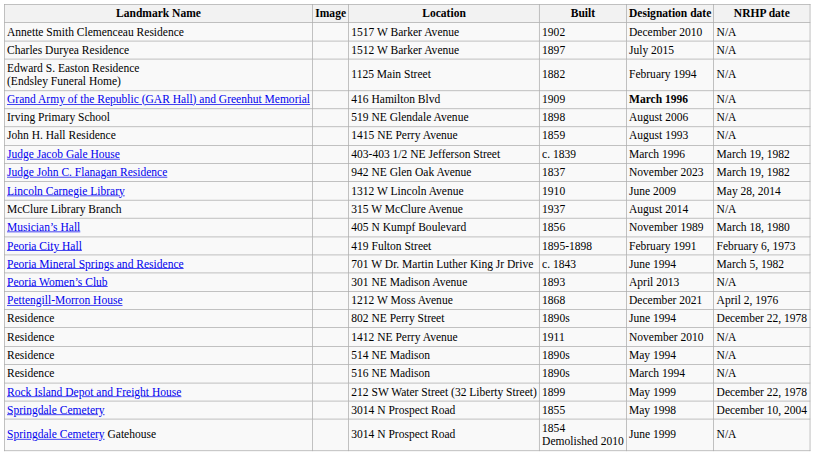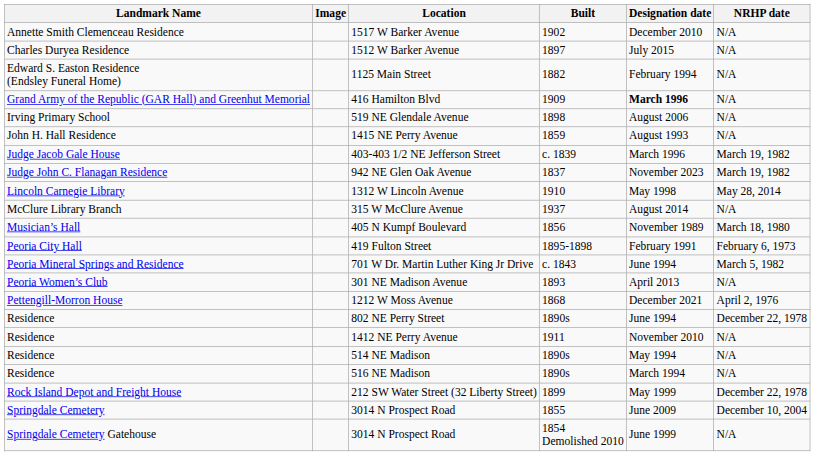(653, 191) June 2009 -> (653, 191) May 1998
(653, 410) May 1998 -> (653, 410) June 2009
